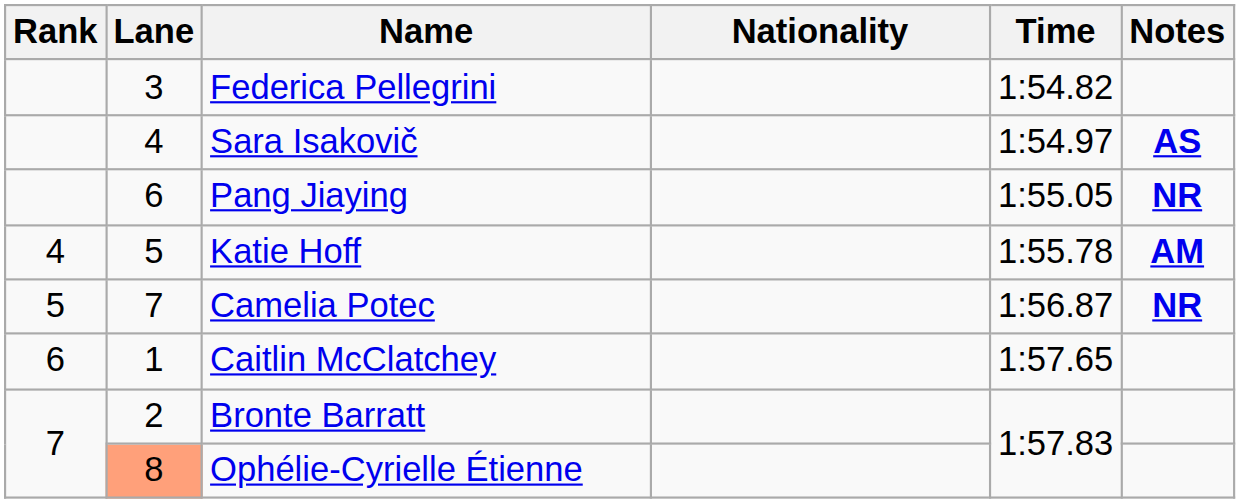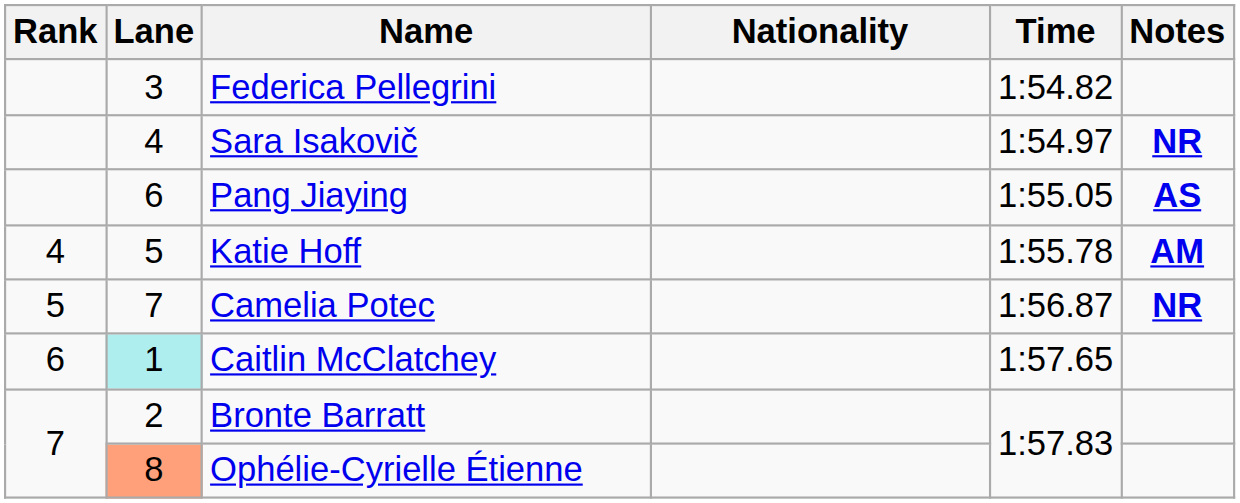(1177, 141) AS -> (1177, 141) NR
(1177, 196) NR -> (1177, 196) AS
(154, 360) no background -> (154, 360) paleturquoise background
